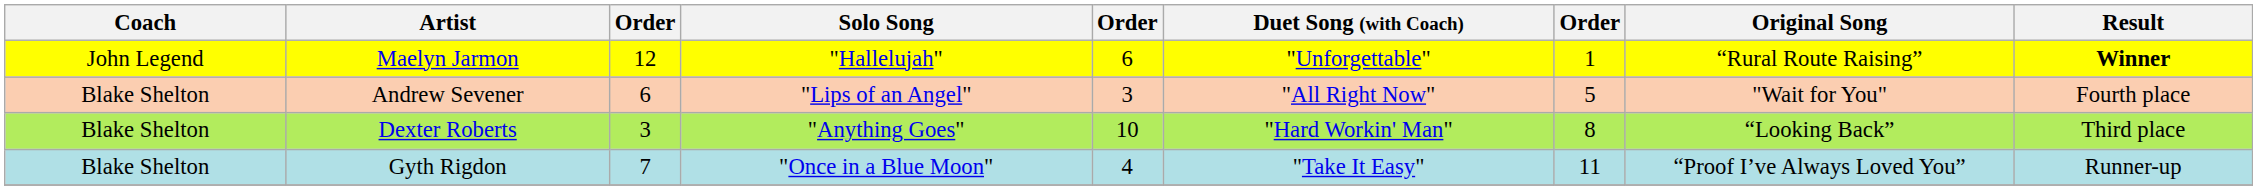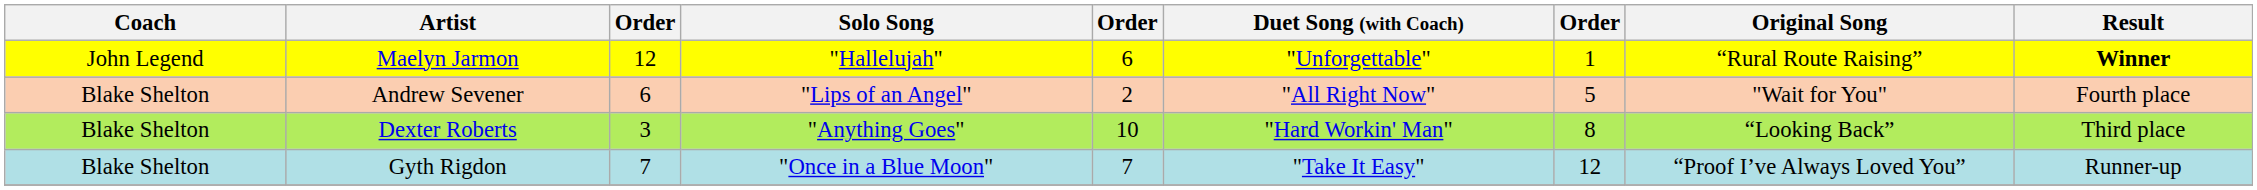(1127, 94) 3 -> (1127, 94) 2
(1127, 166) 4 -> (1127, 166) 7
(1590, 166) 11 -> (1590, 166) 12
